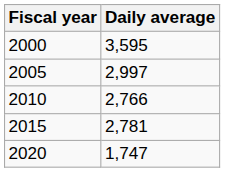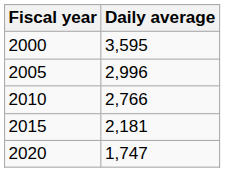(126, 72) 2,997 -> (126, 72) 2,996
(126, 126) 2,781 -> (126, 126) 2,181
